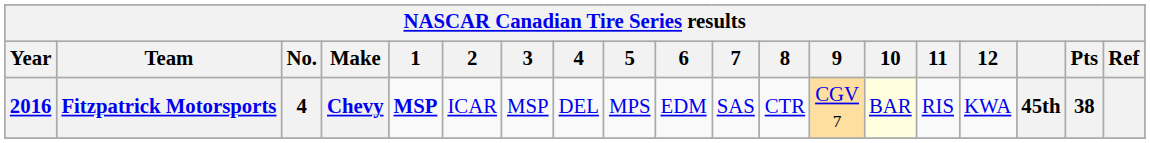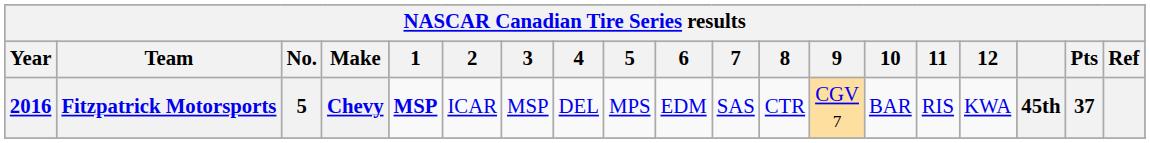(302, 107) 4 -> (302, 107) 5
(890, 107) lightyellow background -> (890, 107) no background
(1084, 107) 38 -> (1084, 107) 37
